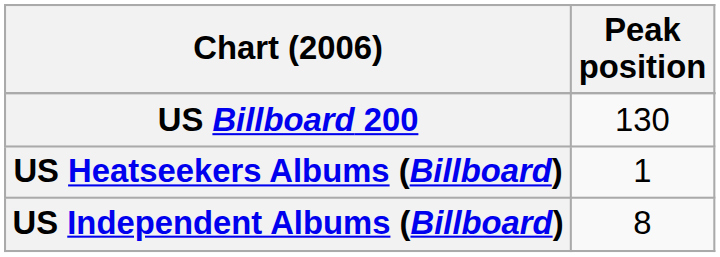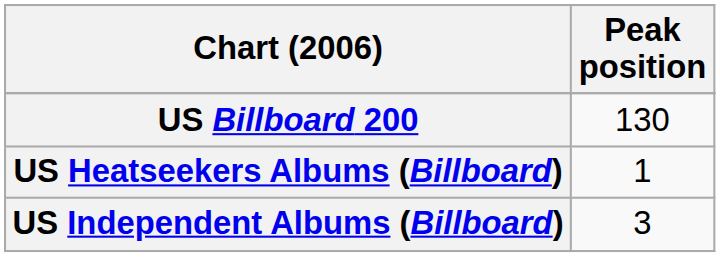(642, 223) 8 -> (642, 223) 3
